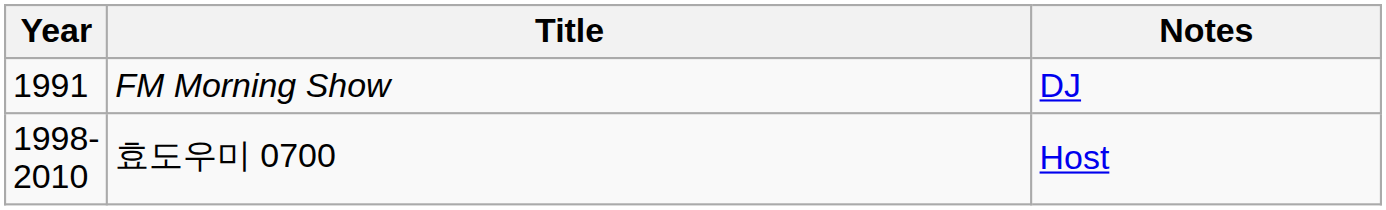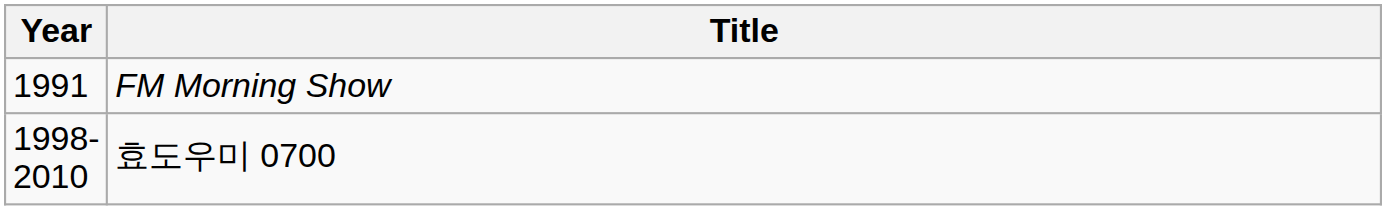- column: (1206, 31)
